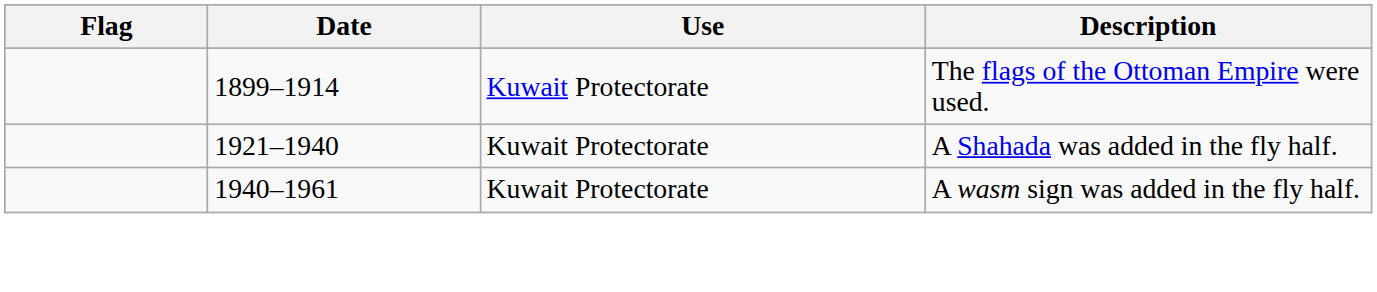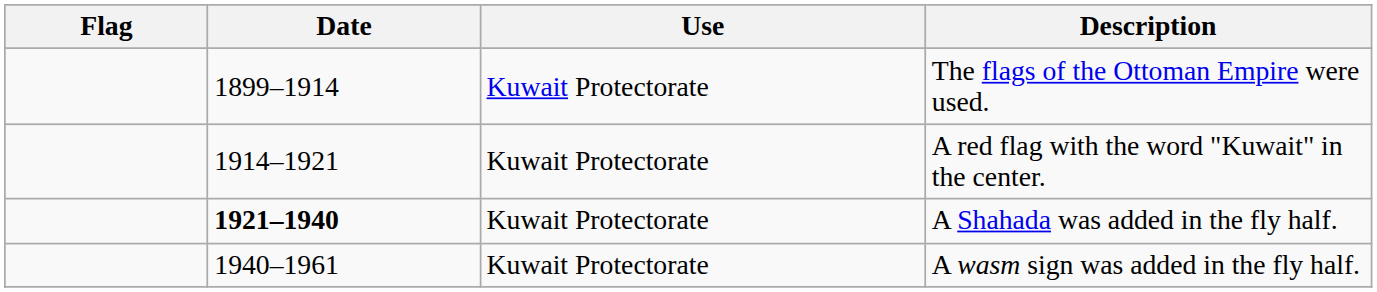+ row: (1137, 160)
(277, 145) normal -> (277, 220) bold
